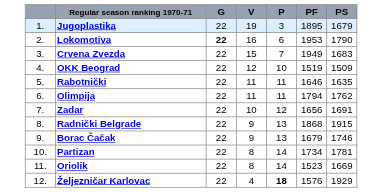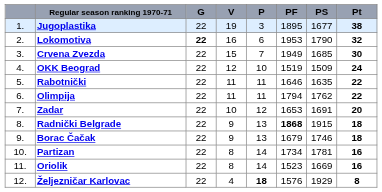+ column: (357, 11)
(342, 25) 1679 -> (322, 25) 1677
(342, 54) 1683 -> (322, 54) 1685
(312, 110) 1656 -> (292, 110) 1653
(312, 124) normal -> (292, 124) bold
